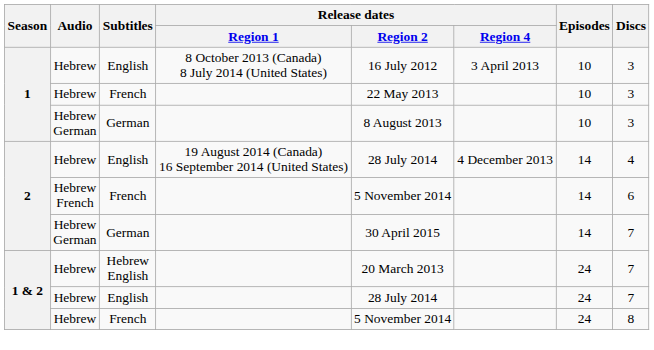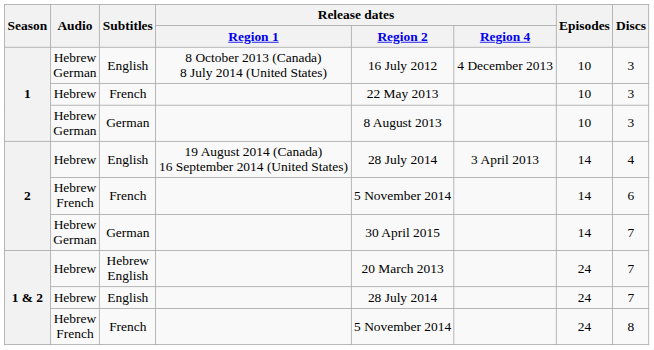(75, 65) Hebrew -> (75, 65) Hebrew German
(505, 65) 3 April 2013 -> (505, 65) 4 December 2013
(505, 159) 4 December 2013 -> (505, 159) 3 April 2013
(75, 319) Hebrew -> (75, 326) Hebrew French
